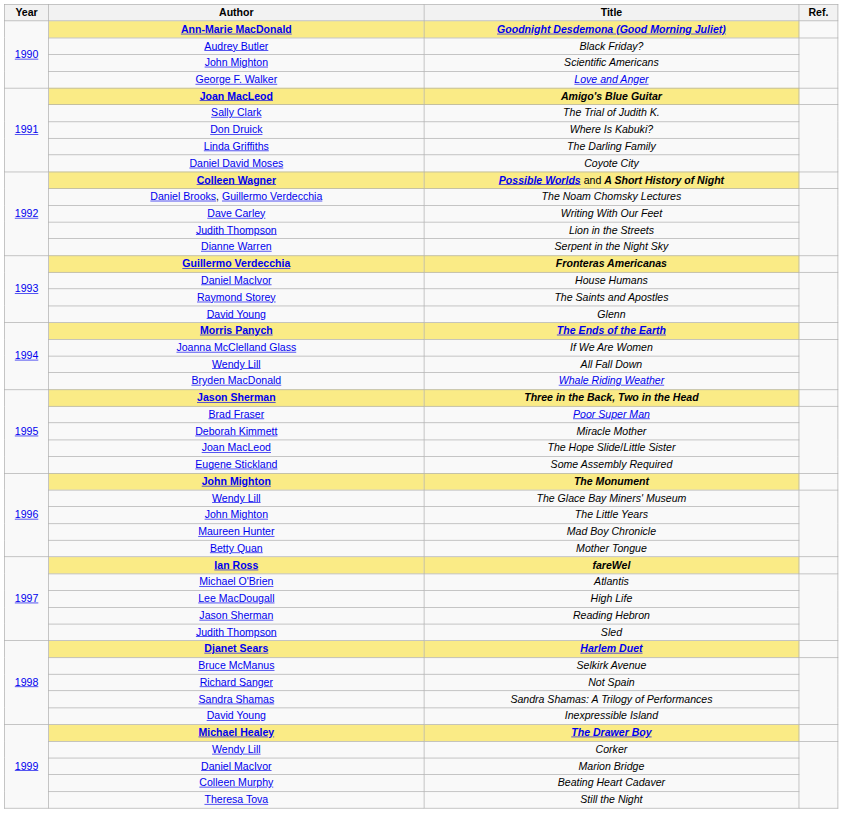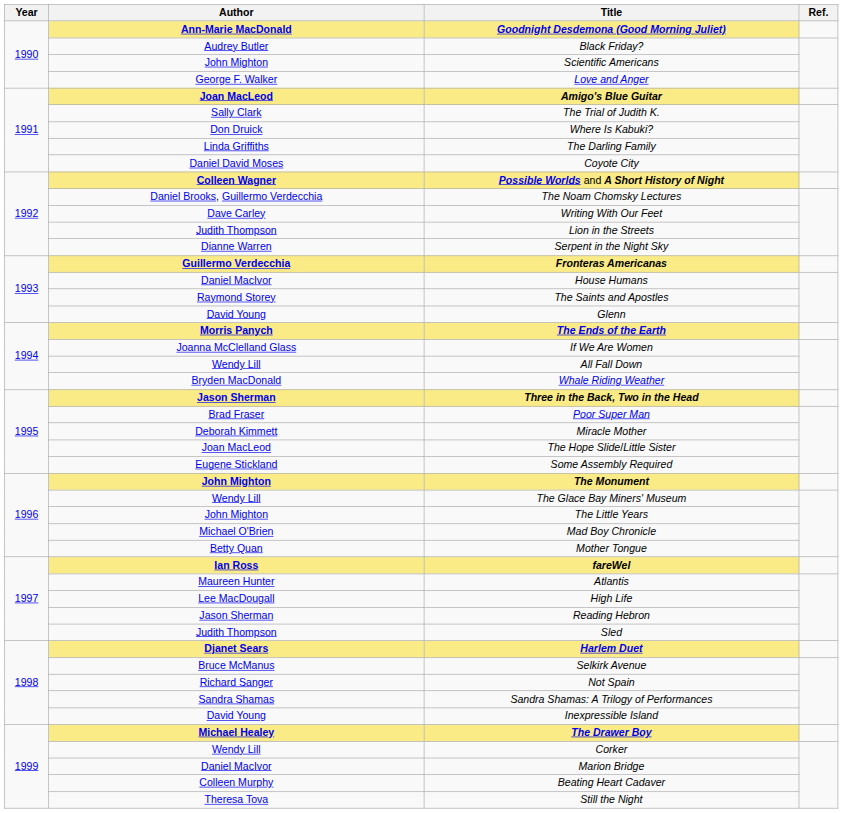(236, 532) Maureen Hunter -> (236, 532) Michael O'Brien
(236, 582) Michael O'Brien -> (236, 582) Maureen Hunter
